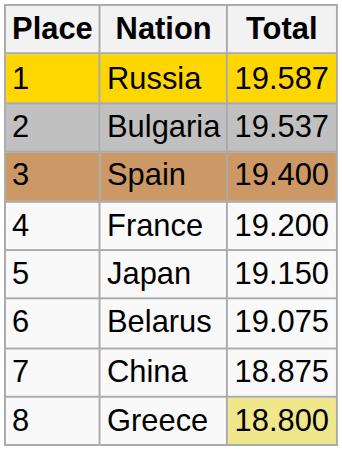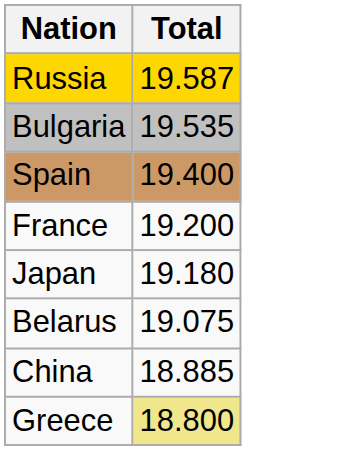- column: (52, 28)
(282, 126) 19.537 -> (187, 126) 19.535
(282, 273) 19.150 -> (187, 273) 19.180
(282, 371) 18.875 -> (187, 371) 18.885
